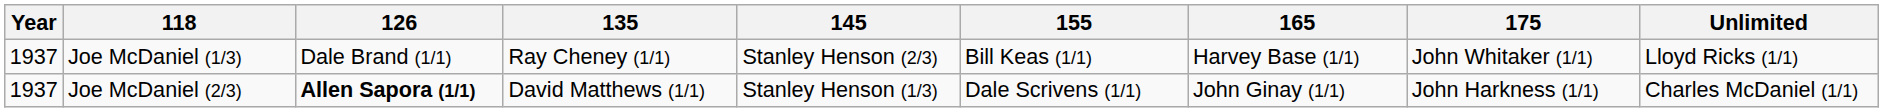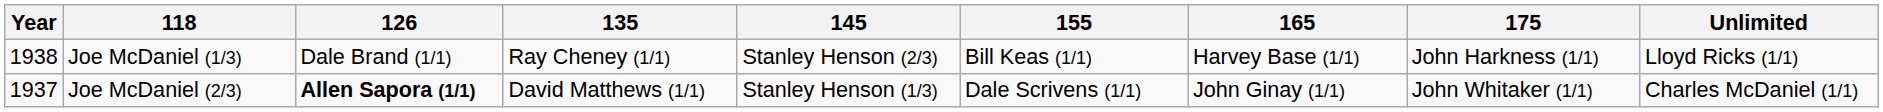(34, 56) 1937 -> (34, 56) 1938
(1502, 56) John Whitaker (1/1) -> (1505, 56) John Harkness (1/1)
(1505, 90) John Harkness (1/1) -> (1502, 90) John Whitaker (1/1)
